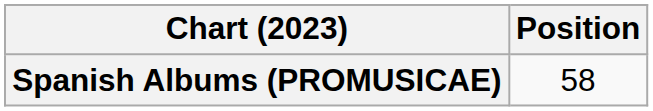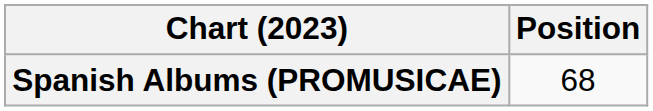(578, 79) 58 -> (578, 79) 68
